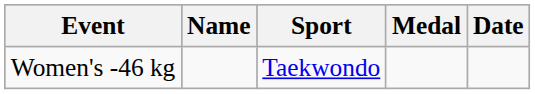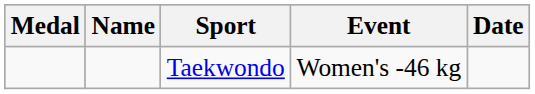columns swapped: (427, 25) <-> (93, 25)
